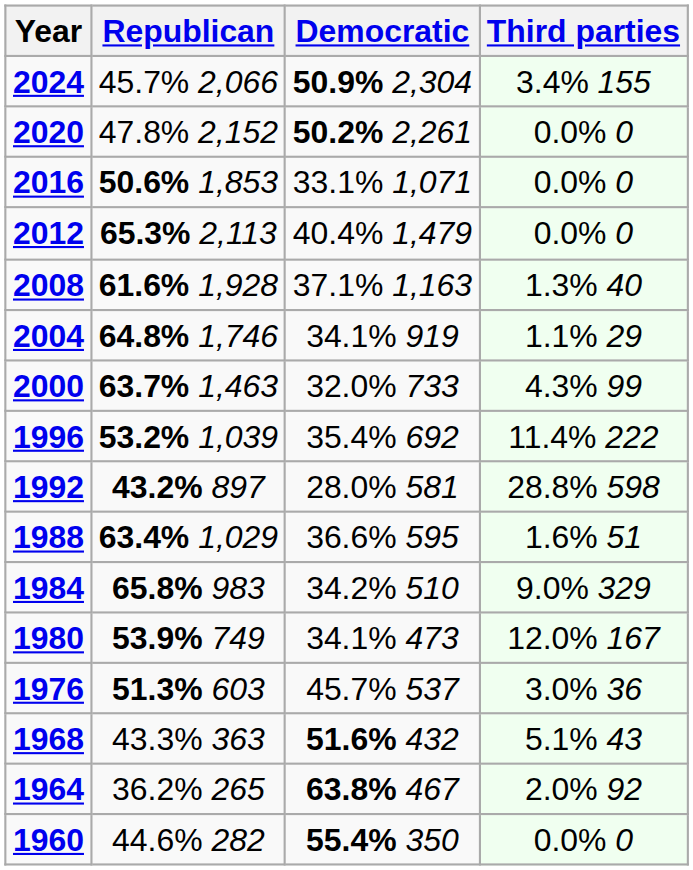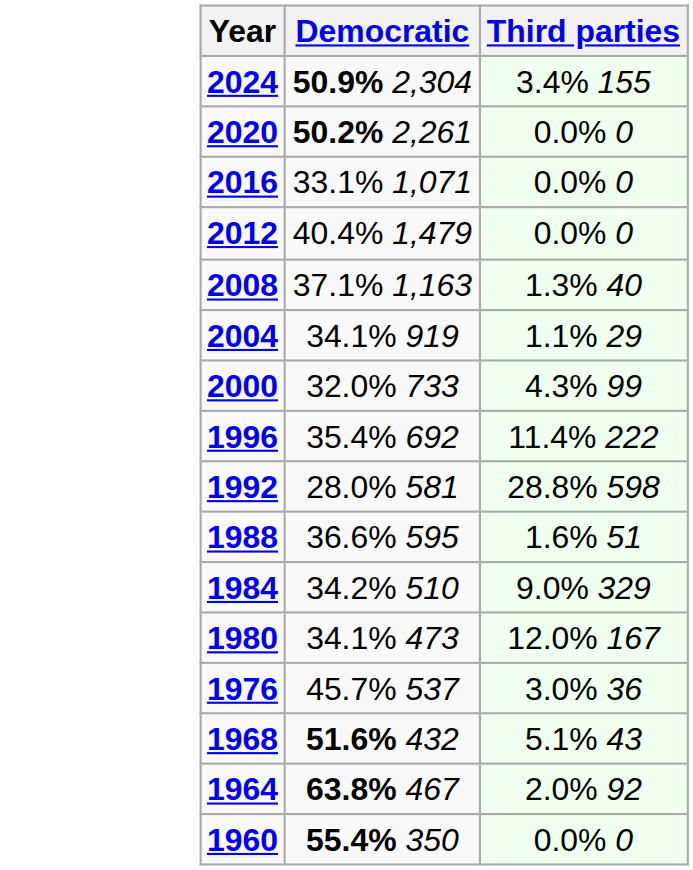- column: (188, 31)
